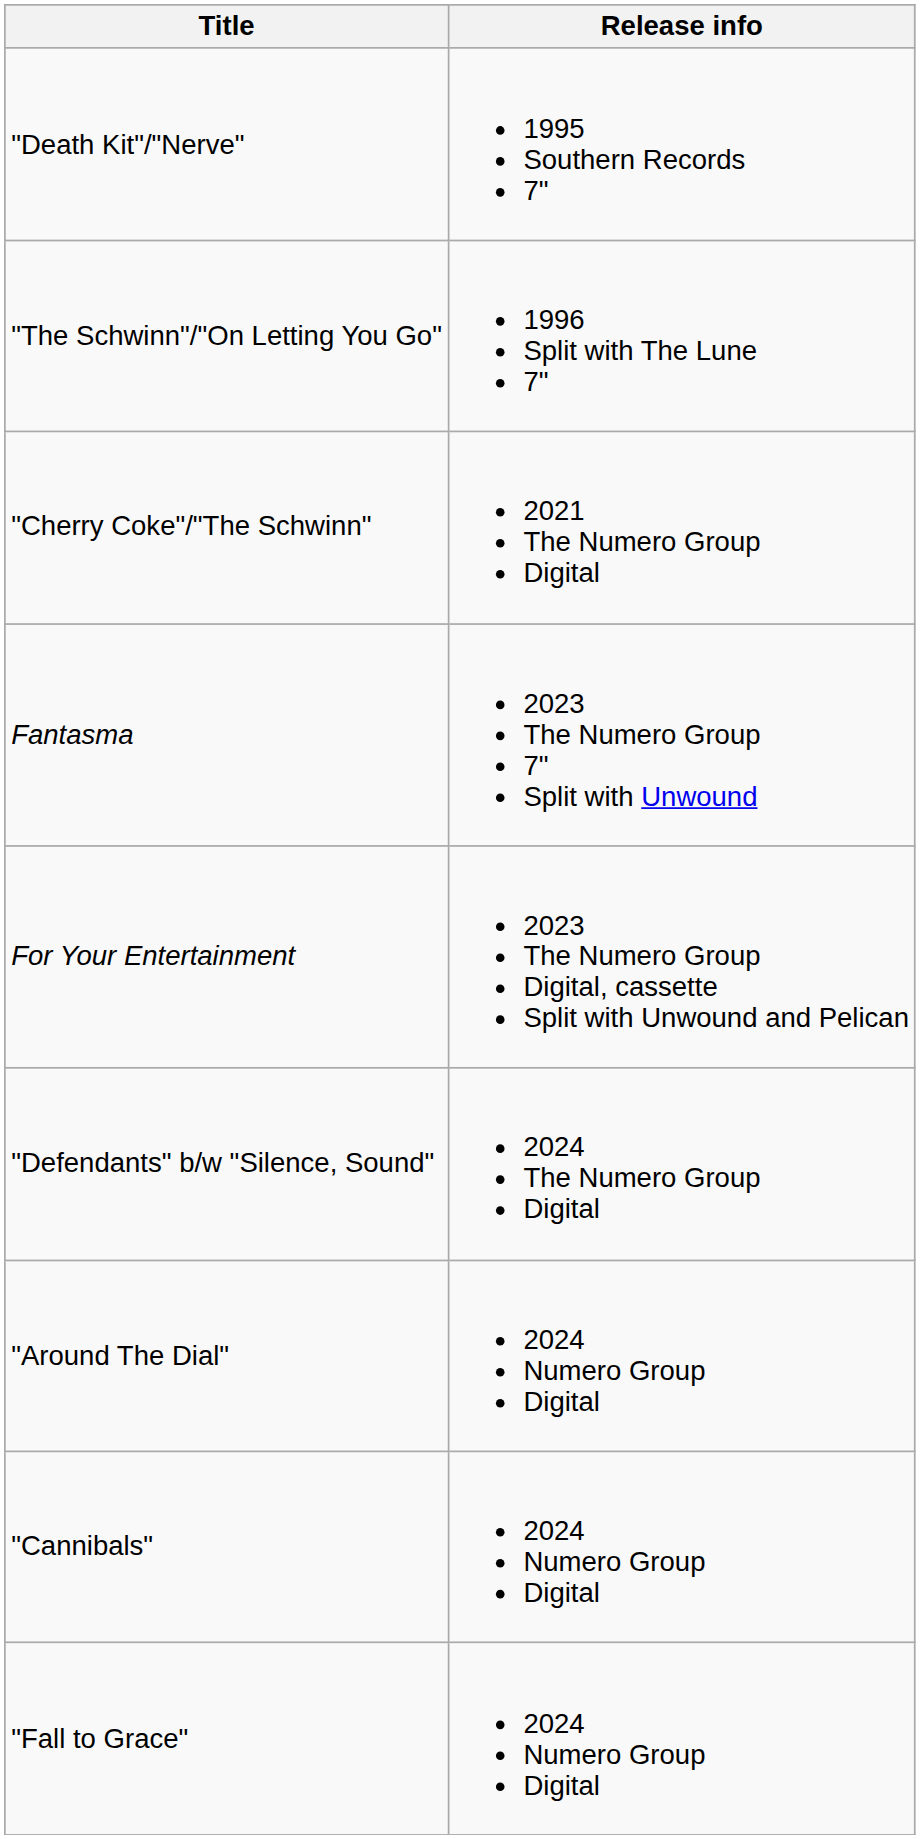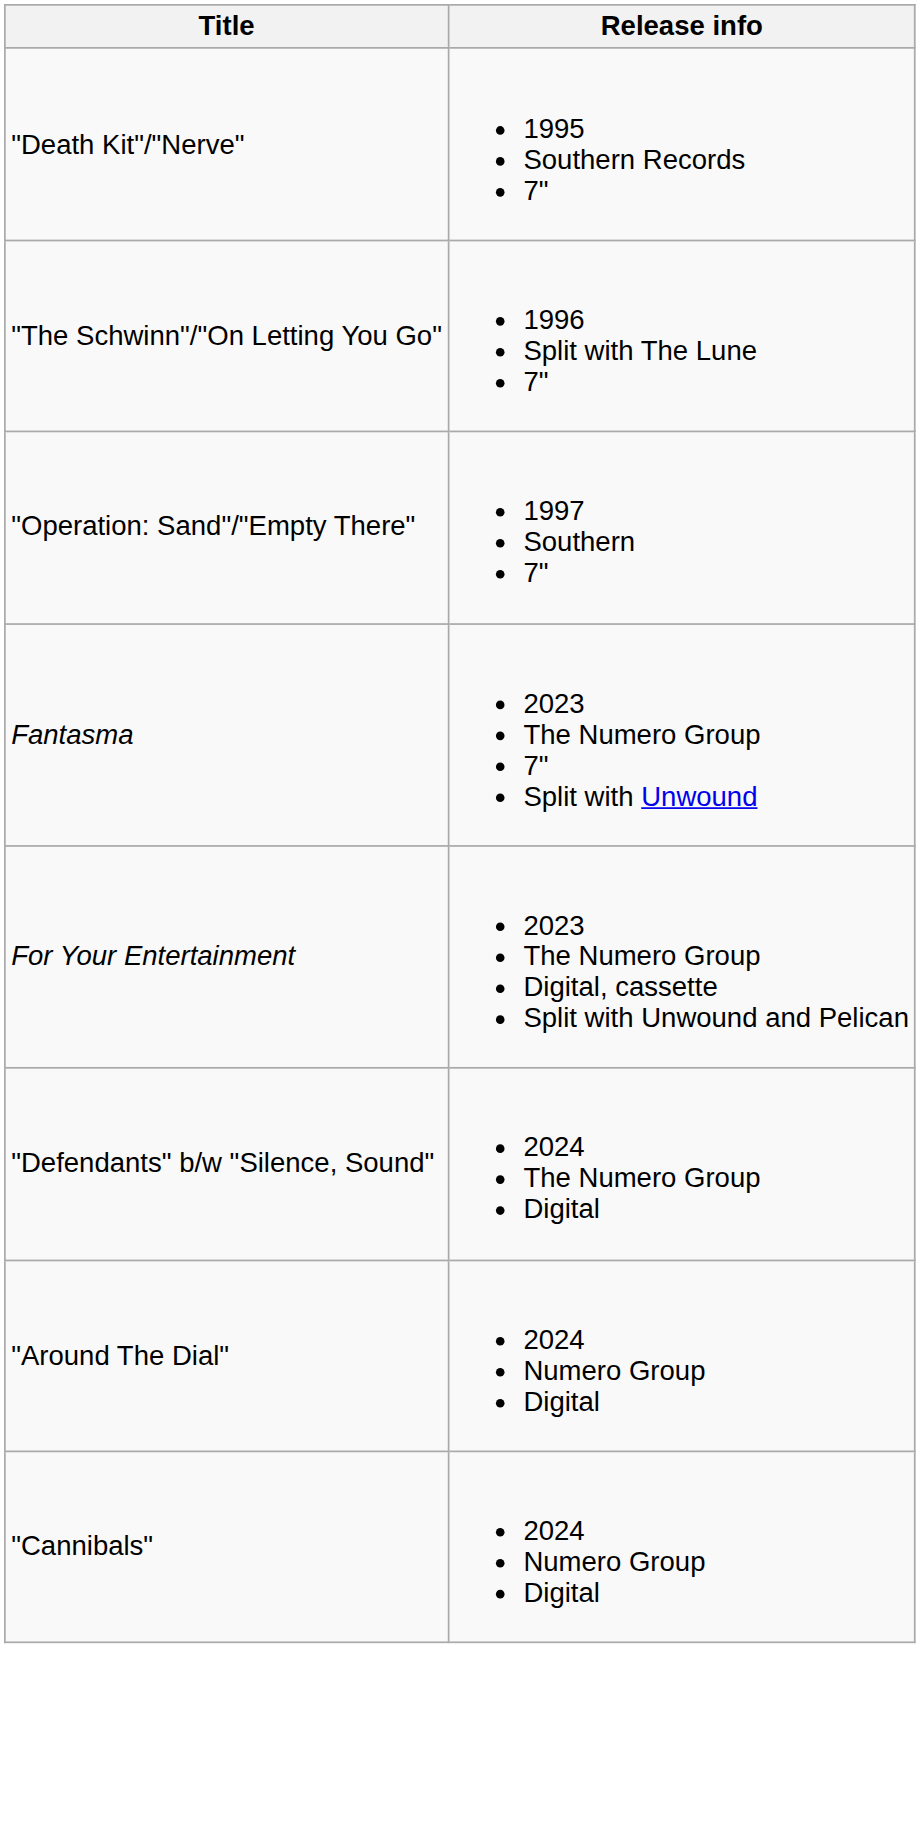+ row: (213, 527)
- row: (191, 527)
- row: (100, 1738)
